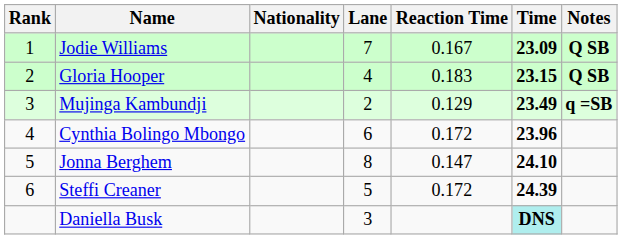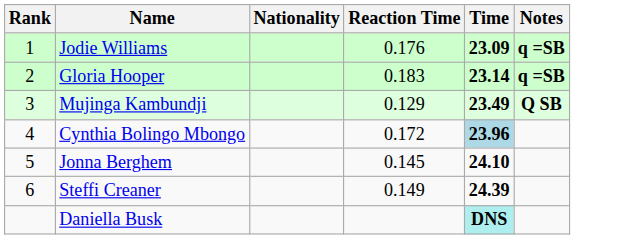- column: (368, 18)
(452, 47) 0.167 -> (404, 47) 0.176
(589, 47) Q SB -> (541, 47) q =SB
(537, 76) 23.15 -> (489, 76) 23.14
(589, 76) Q SB -> (541, 76) q =SB
(589, 104) q =SB -> (541, 104) Q SB
(537, 133) no background -> (489, 133) lightblue background
(452, 162) 0.147 -> (404, 162) 0.145
(452, 190) 0.172 -> (404, 190) 0.149
